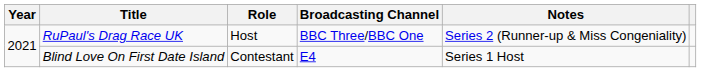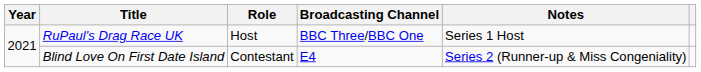(566, 35) Series 2 (Runner-up & Miss Congeniality) -> (484, 35) Series 1 Host
(484, 56) Series 1 Host -> (566, 56) Series 2 (Runner-up & Miss Congeniality)
